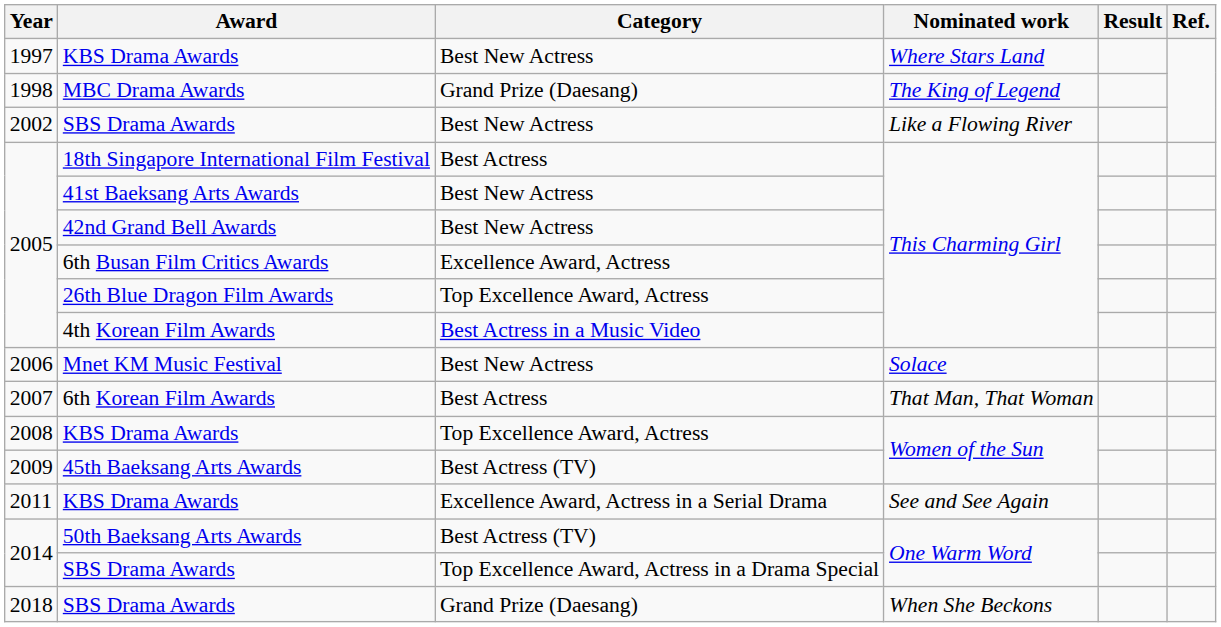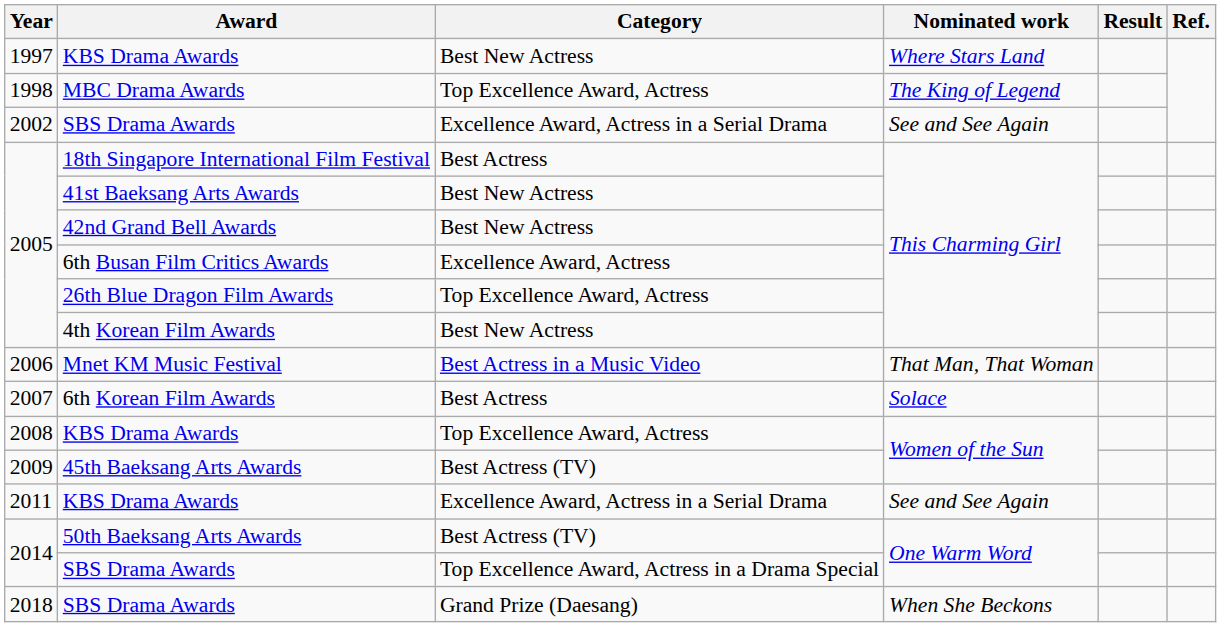(539, 90) Grand Prize (Daesang) -> (574, 90) Top Excellence Award, Actress
(517, 124) Best New Actress -> (634, 124) Excellence Award, Actress in a Serial Drama
(981, 124) Like a Flowing River -> (969, 124) See and See Again
(570, 329) Best Actress in a Music Video -> (517, 329) Best New Actress
(517, 364) Best New Actress -> (570, 364) Best Actress in a Music Video
(918, 364) Solace -> (991, 364) That Man, That Woman
(991, 398) That Man, That Woman -> (918, 398) Solace
